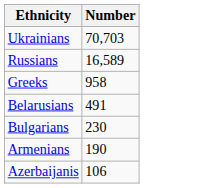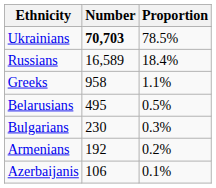+ column: (175, 15)
(105, 37) normal -> (105, 37) bold
(96, 104) 491 -> (96, 104) 495
(96, 149) 190 -> (96, 149) 192
